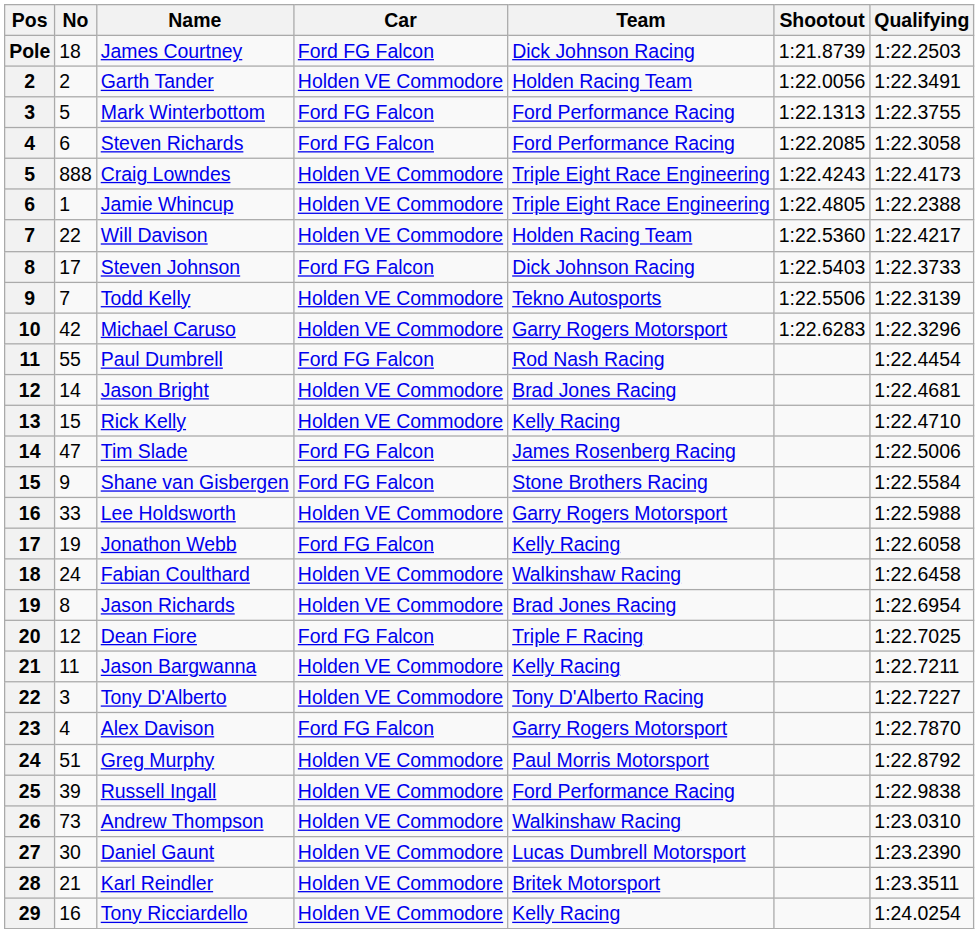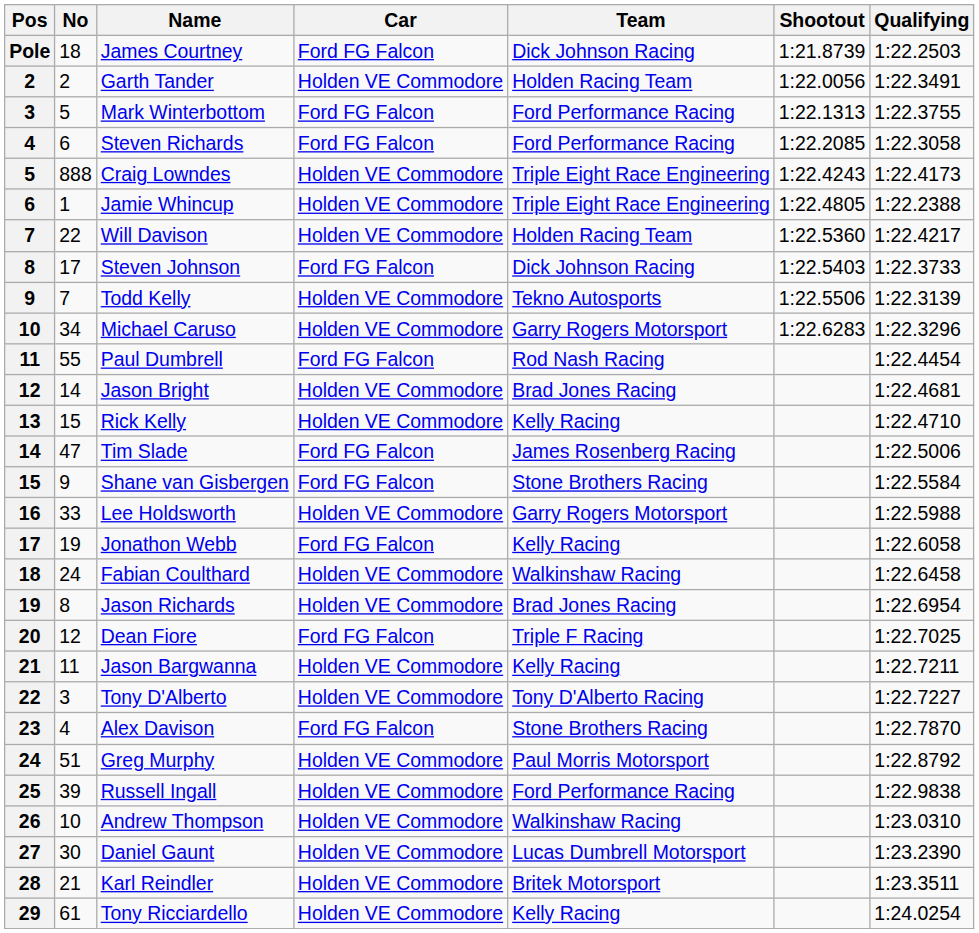(70, 328) 42 -> (70, 328) 34
(620, 729) Garry Rogers Motorsport -> (610, 729) Stone Brothers Racing
(70, 821) 73 -> (70, 821) 10
(70, 913) 16 -> (70, 913) 61
